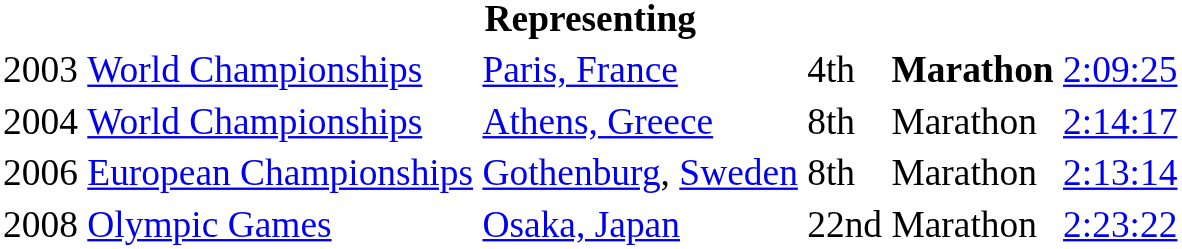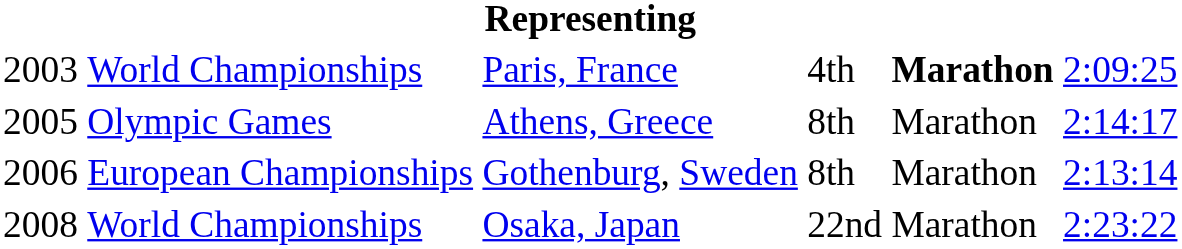(40, 121) 2004 -> (40, 121) 2005
(255, 121) World Championships -> (209, 121) Olympic Games
(209, 224) Olympic Games -> (255, 224) World Championships
